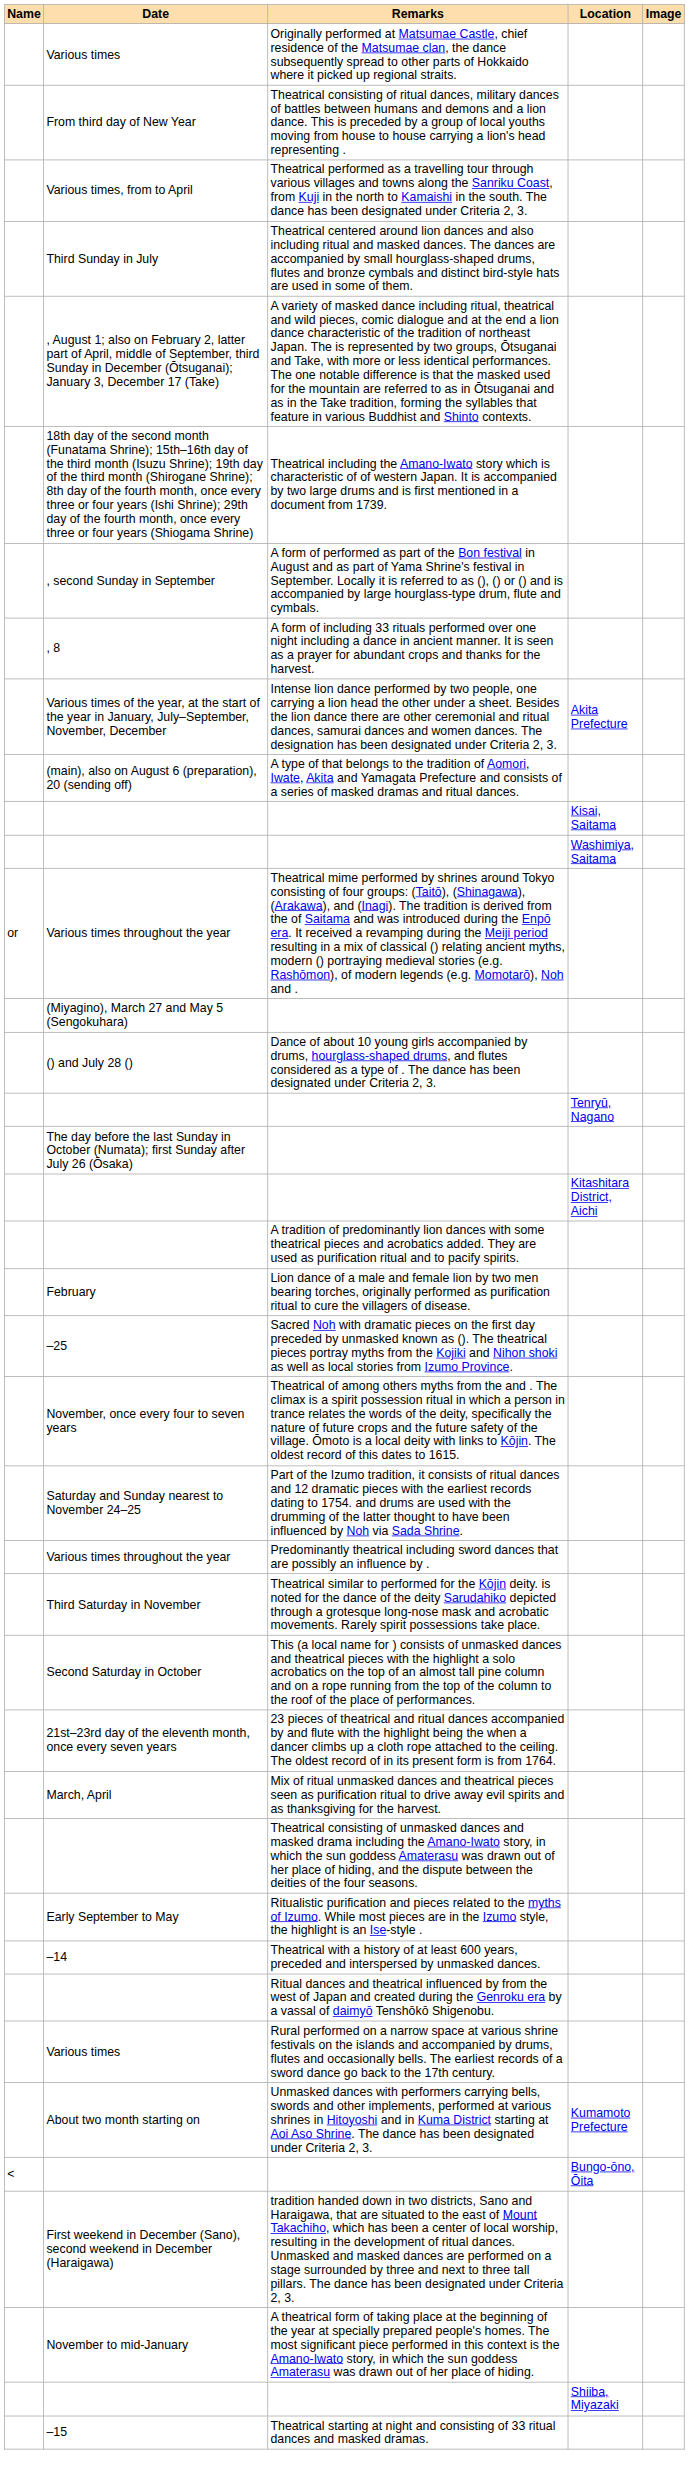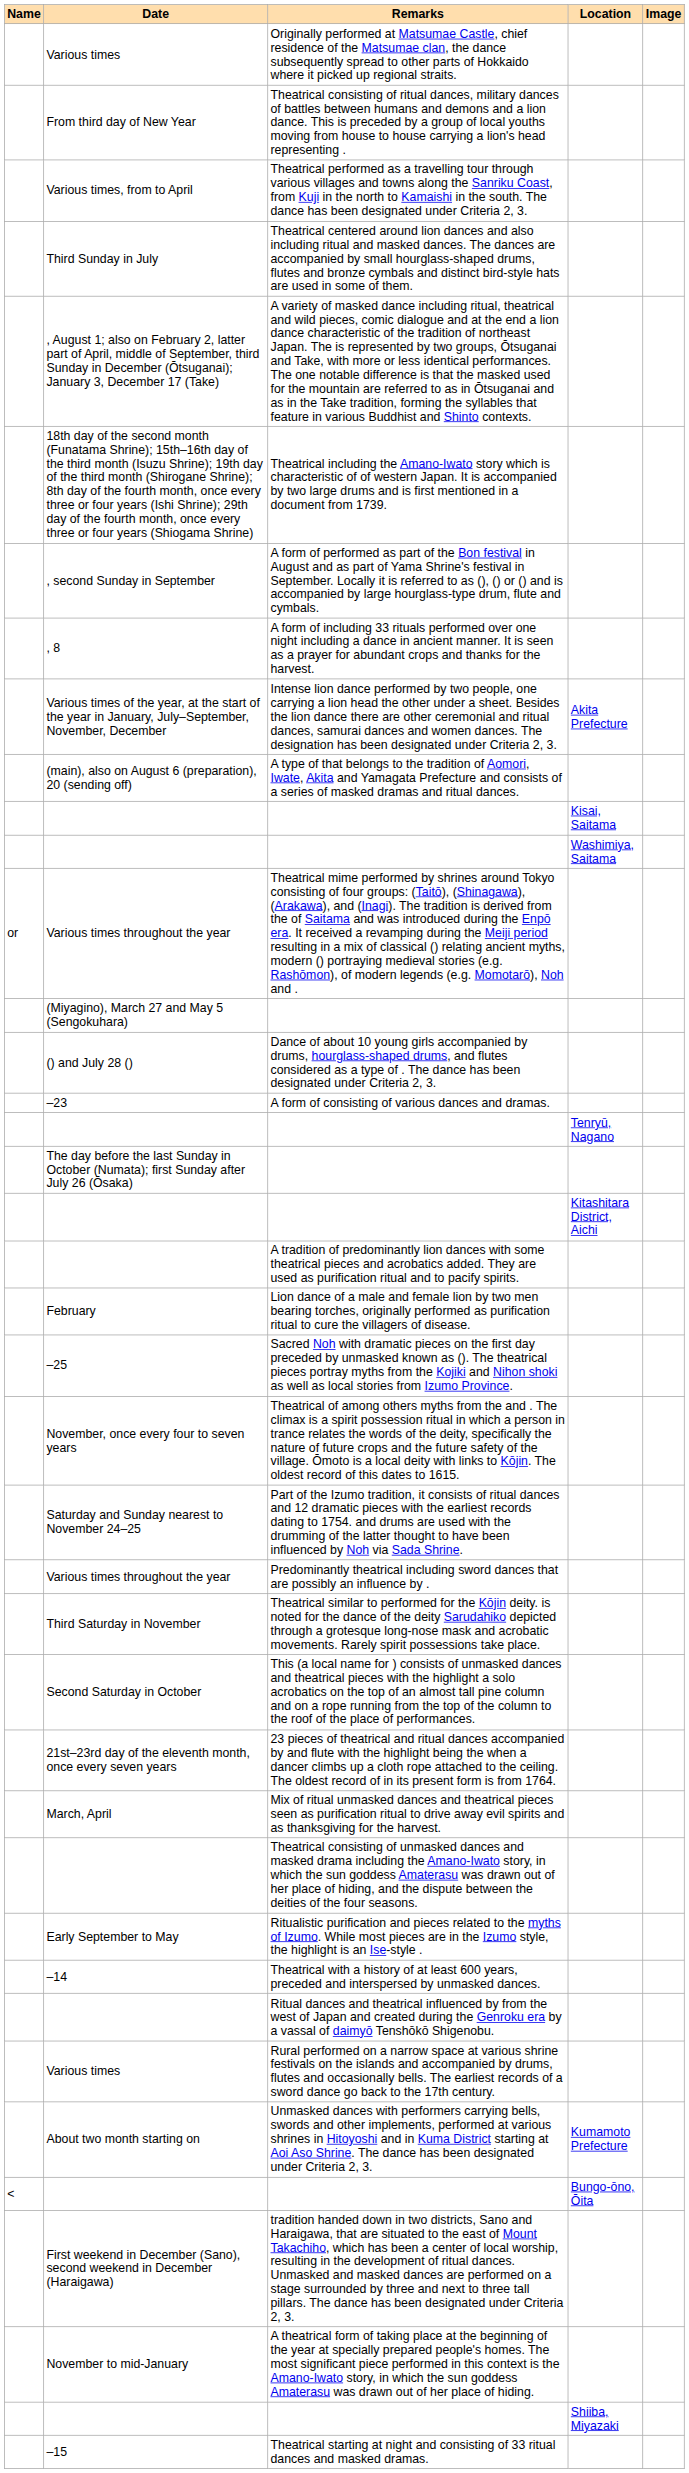+ row: (410, 1103)
